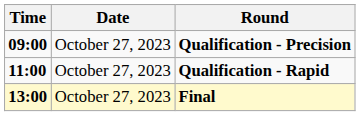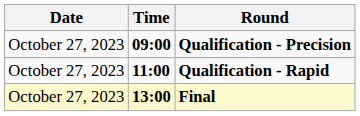columns swapped: (113, 17) <-> (28, 17)
